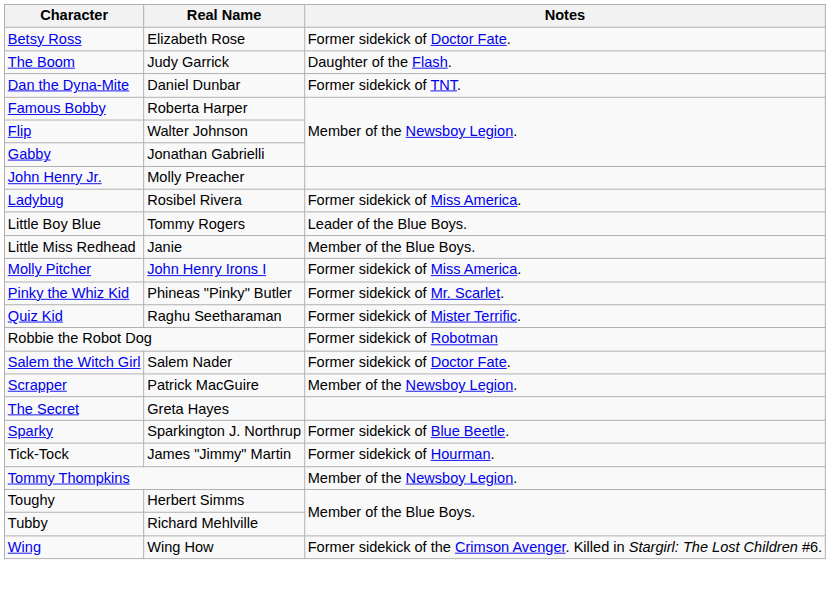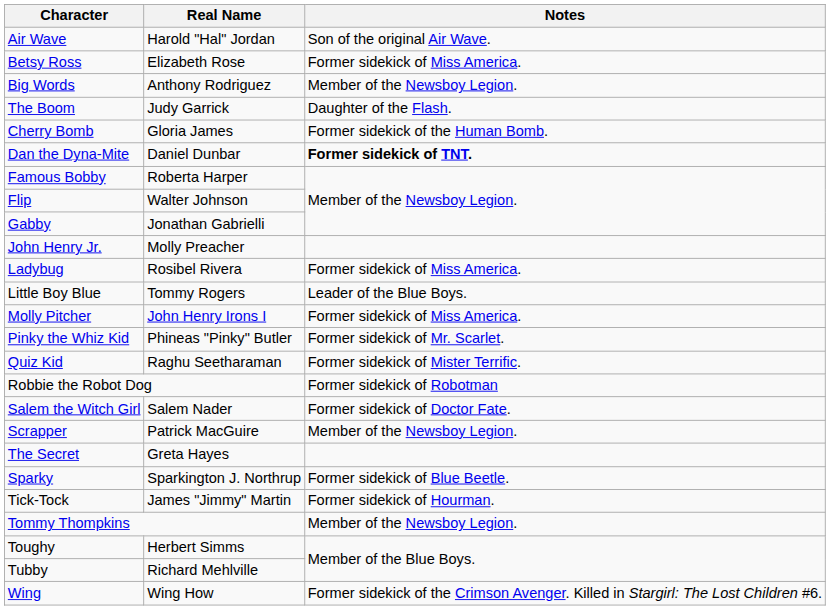+ row: (37, 39)
(409, 39) Former sidekick of Doctor Fate. -> (414, 62) Former sidekick of Miss America.
+ row: (41, 85)
+ row: (51, 131)
(384, 85) normal -> (390, 154) bold
- row: (72, 246)
